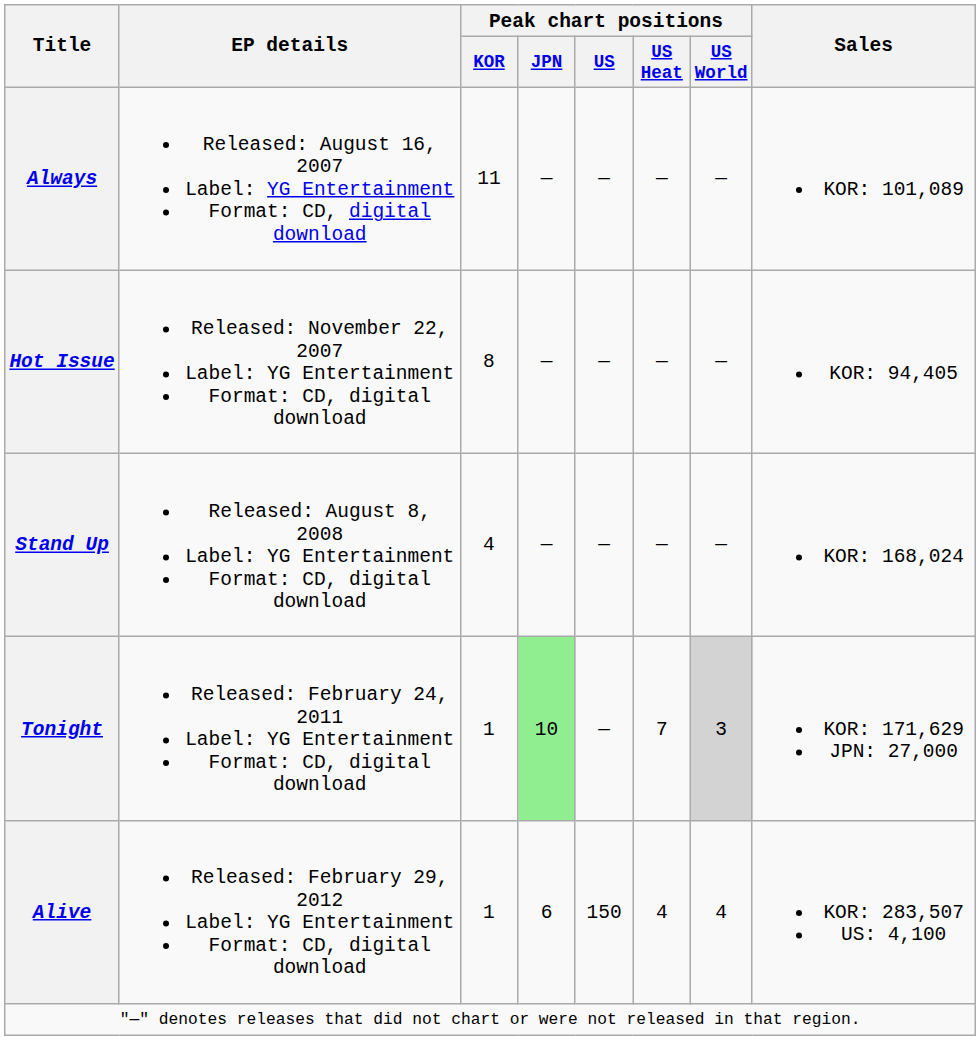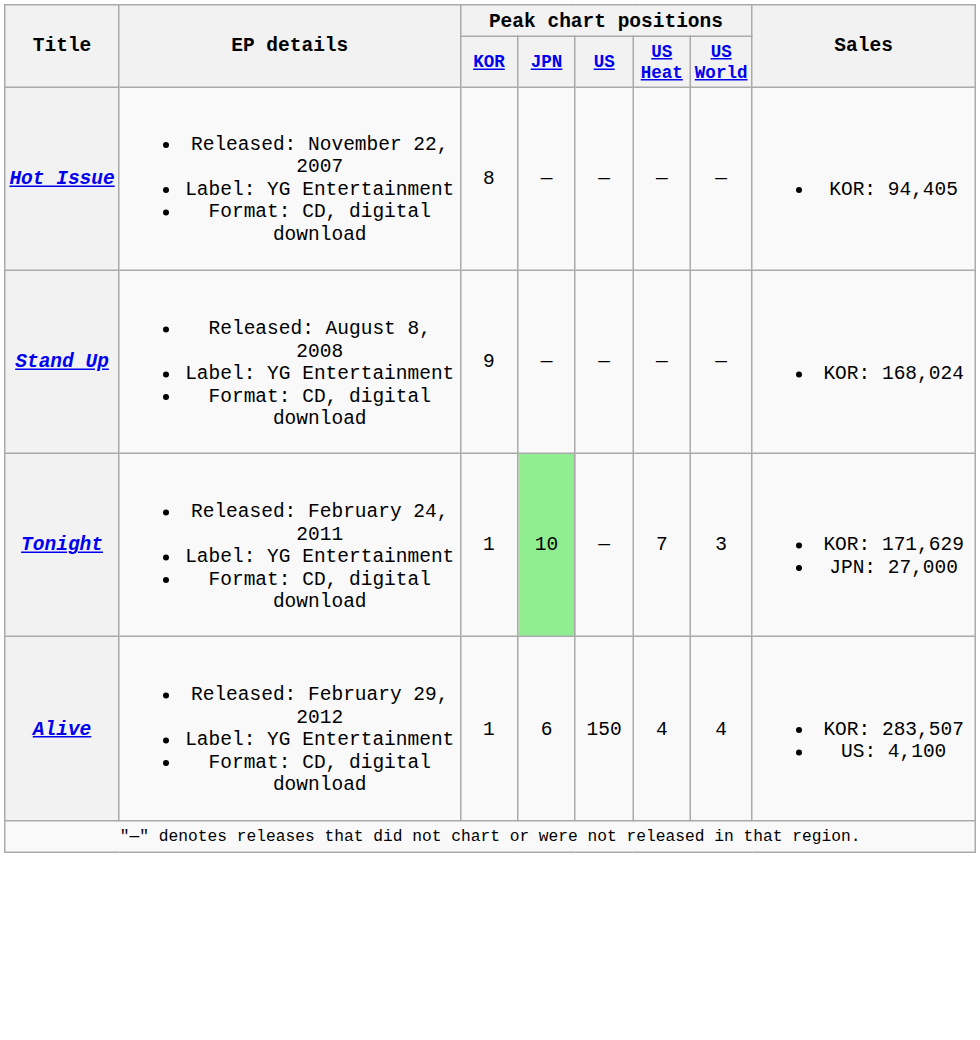- row: (62, 179)
(489, 545) 4 -> (489, 362) 9
(721, 728) lightgrey background -> (721, 545) no background
